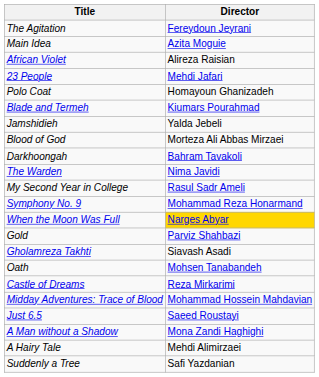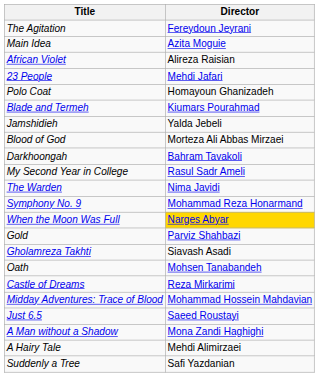rows swapped: (67, 188) <-> (34, 172)
